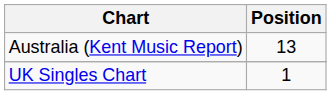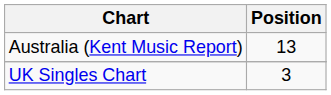(286, 75) 1 -> (286, 75) 3
